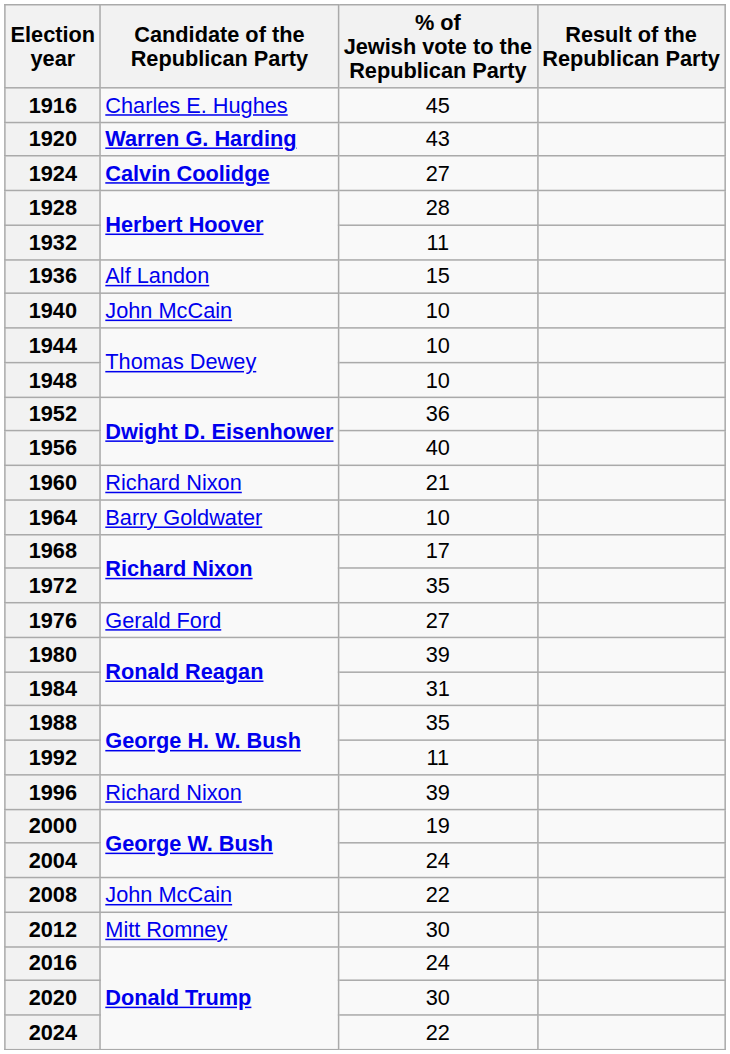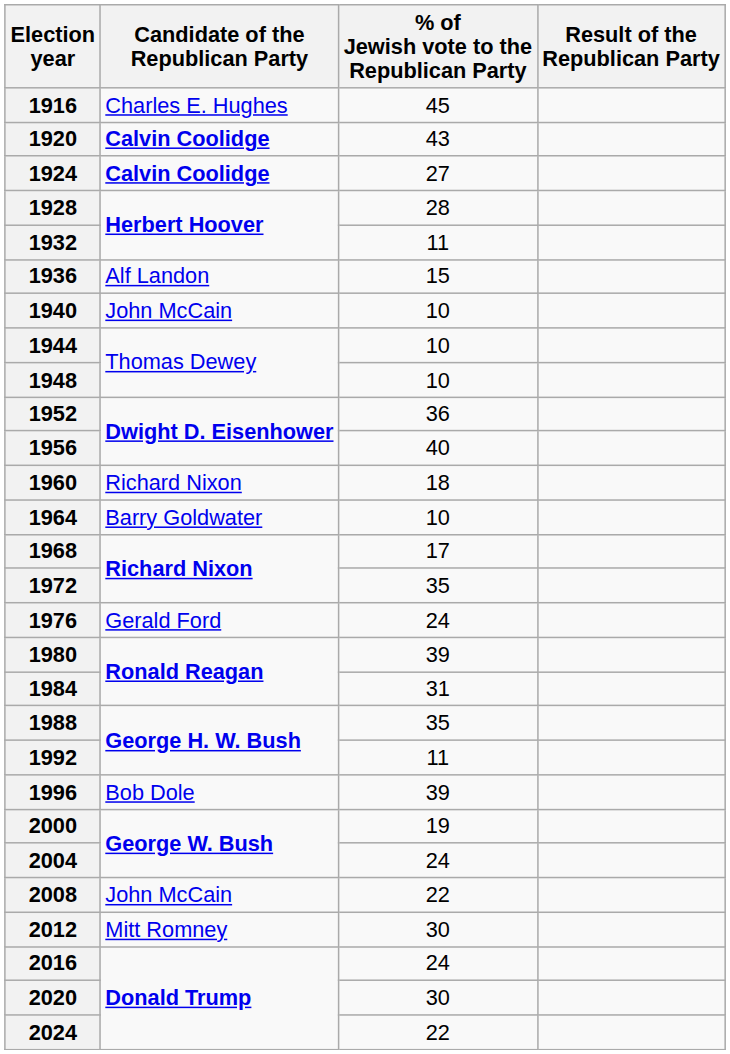(201, 139) Warren G. Harding -> (187, 139) Calvin Coolidge
(438, 482) 21 -> (438, 482) 18
(438, 620) 27 -> (438, 620) 24
(174, 792) Richard Nixon -> (150, 792) Bob Dole
